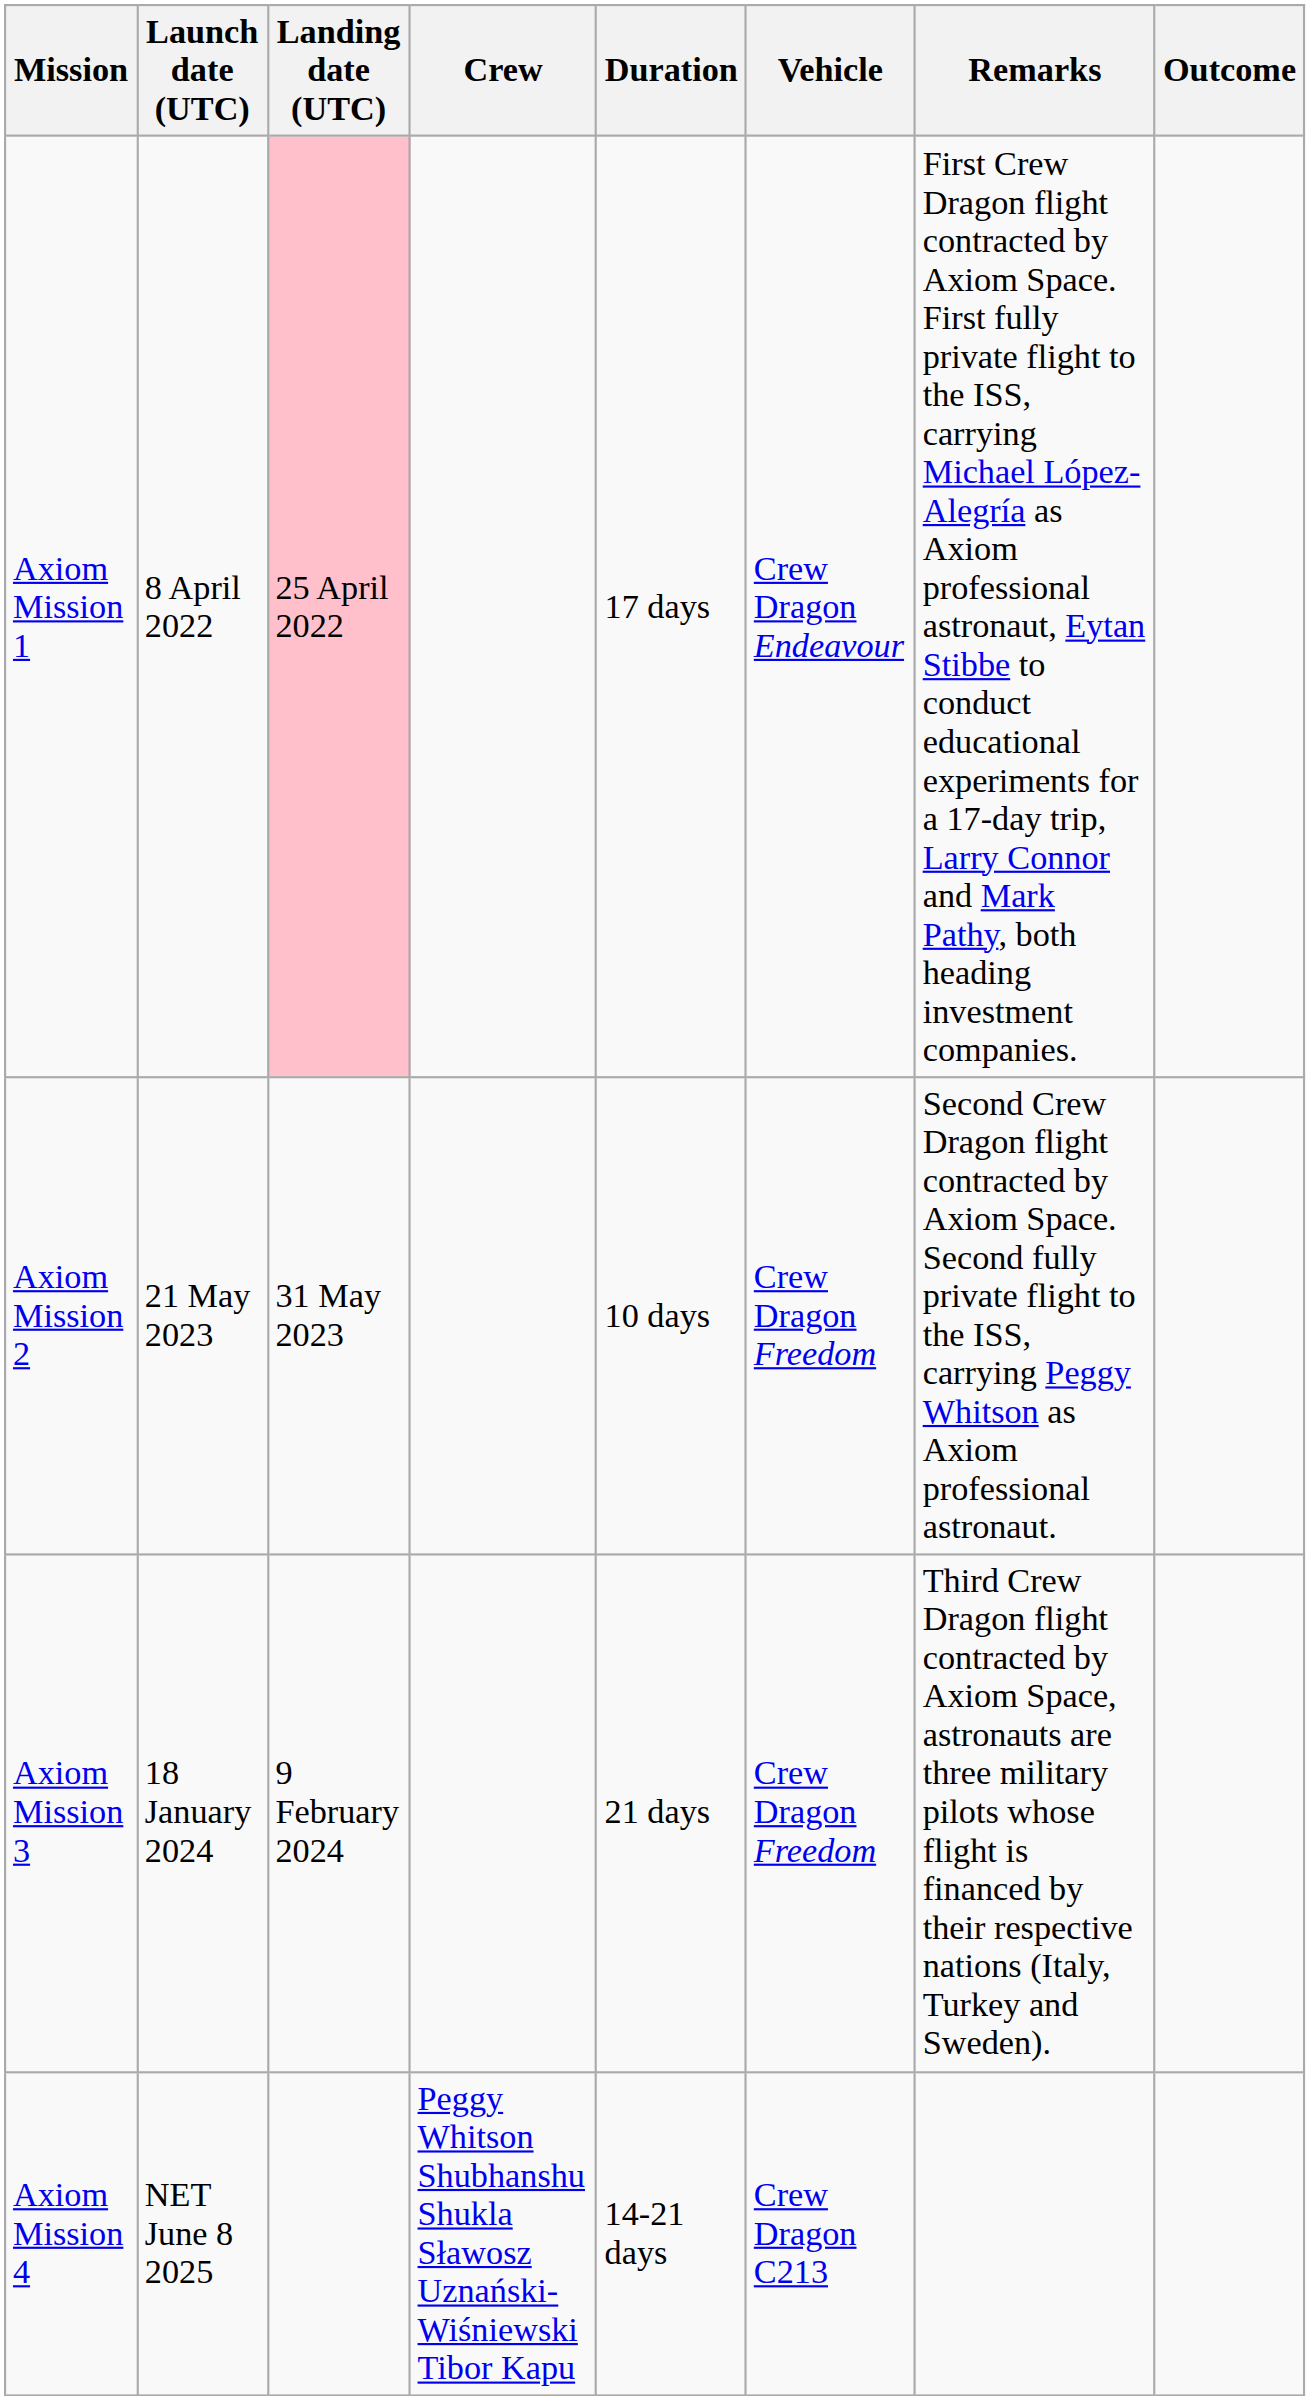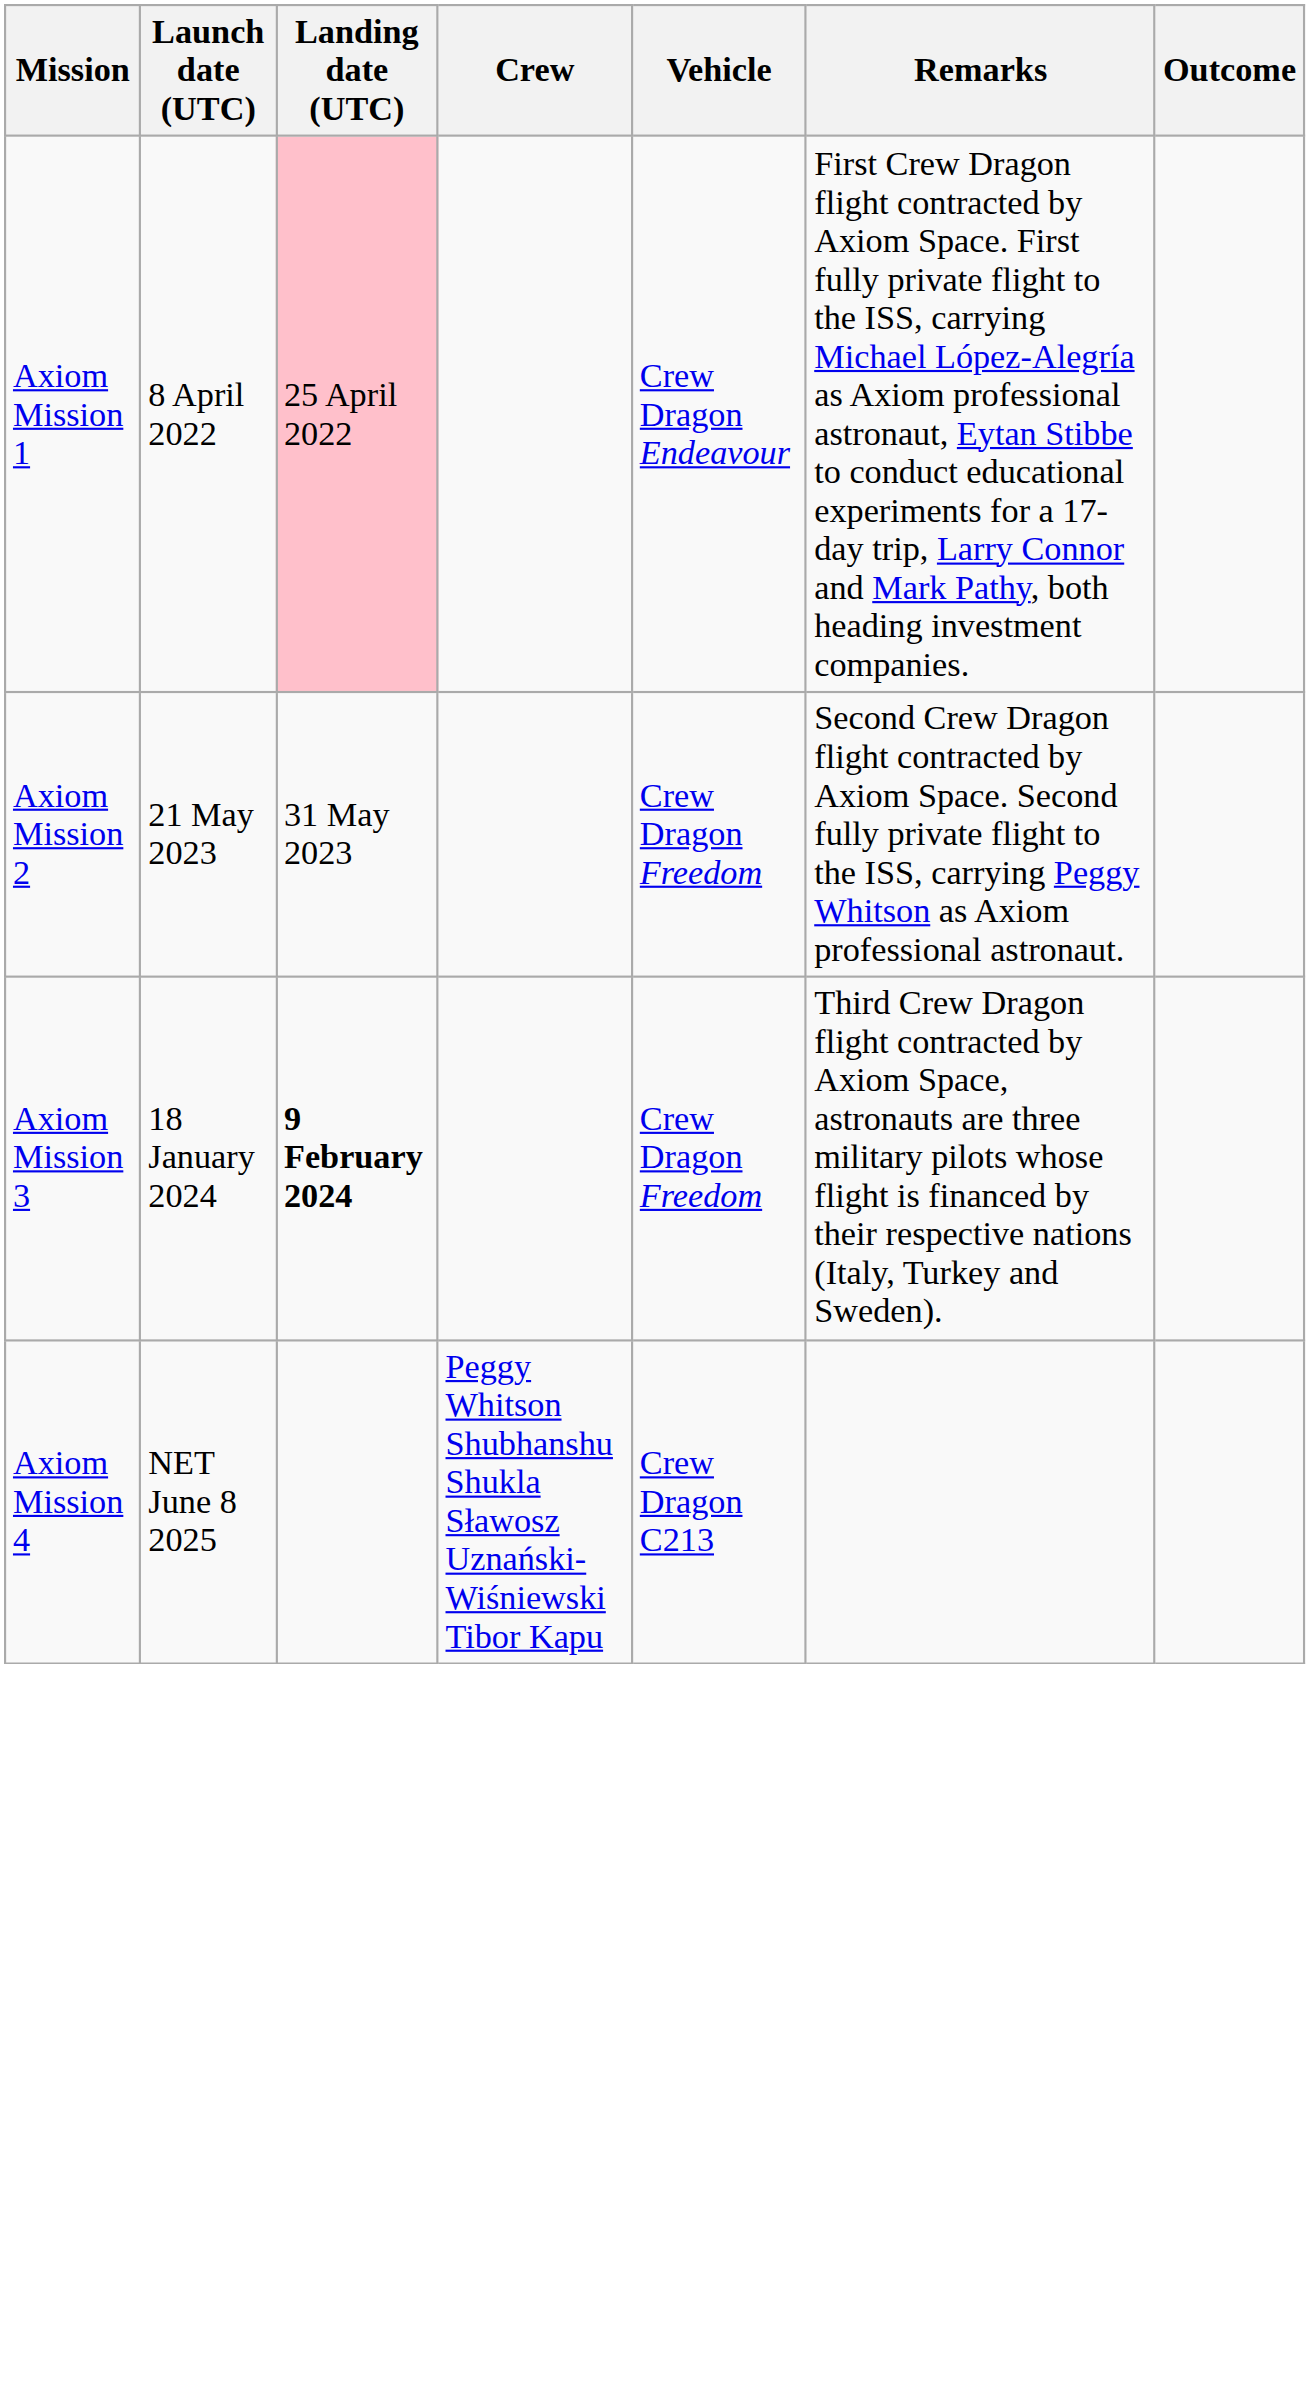- column: (671, 70)
(337, 1812) normal -> (353, 1157) bold
